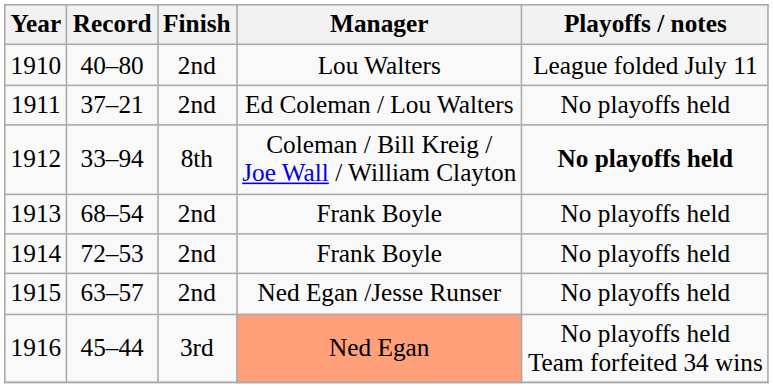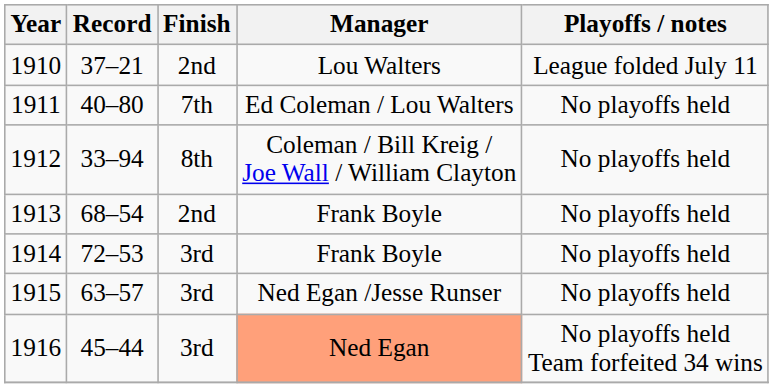(112, 64) 40–80 -> (112, 64) 37–21
(112, 104) 37–21 -> (112, 104) 40–80
(197, 104) 2nd -> (197, 104) 7th
(645, 159) bold -> (645, 159) normal
(197, 253) 2nd -> (197, 253) 3rd
(197, 293) 2nd -> (197, 293) 3rd
